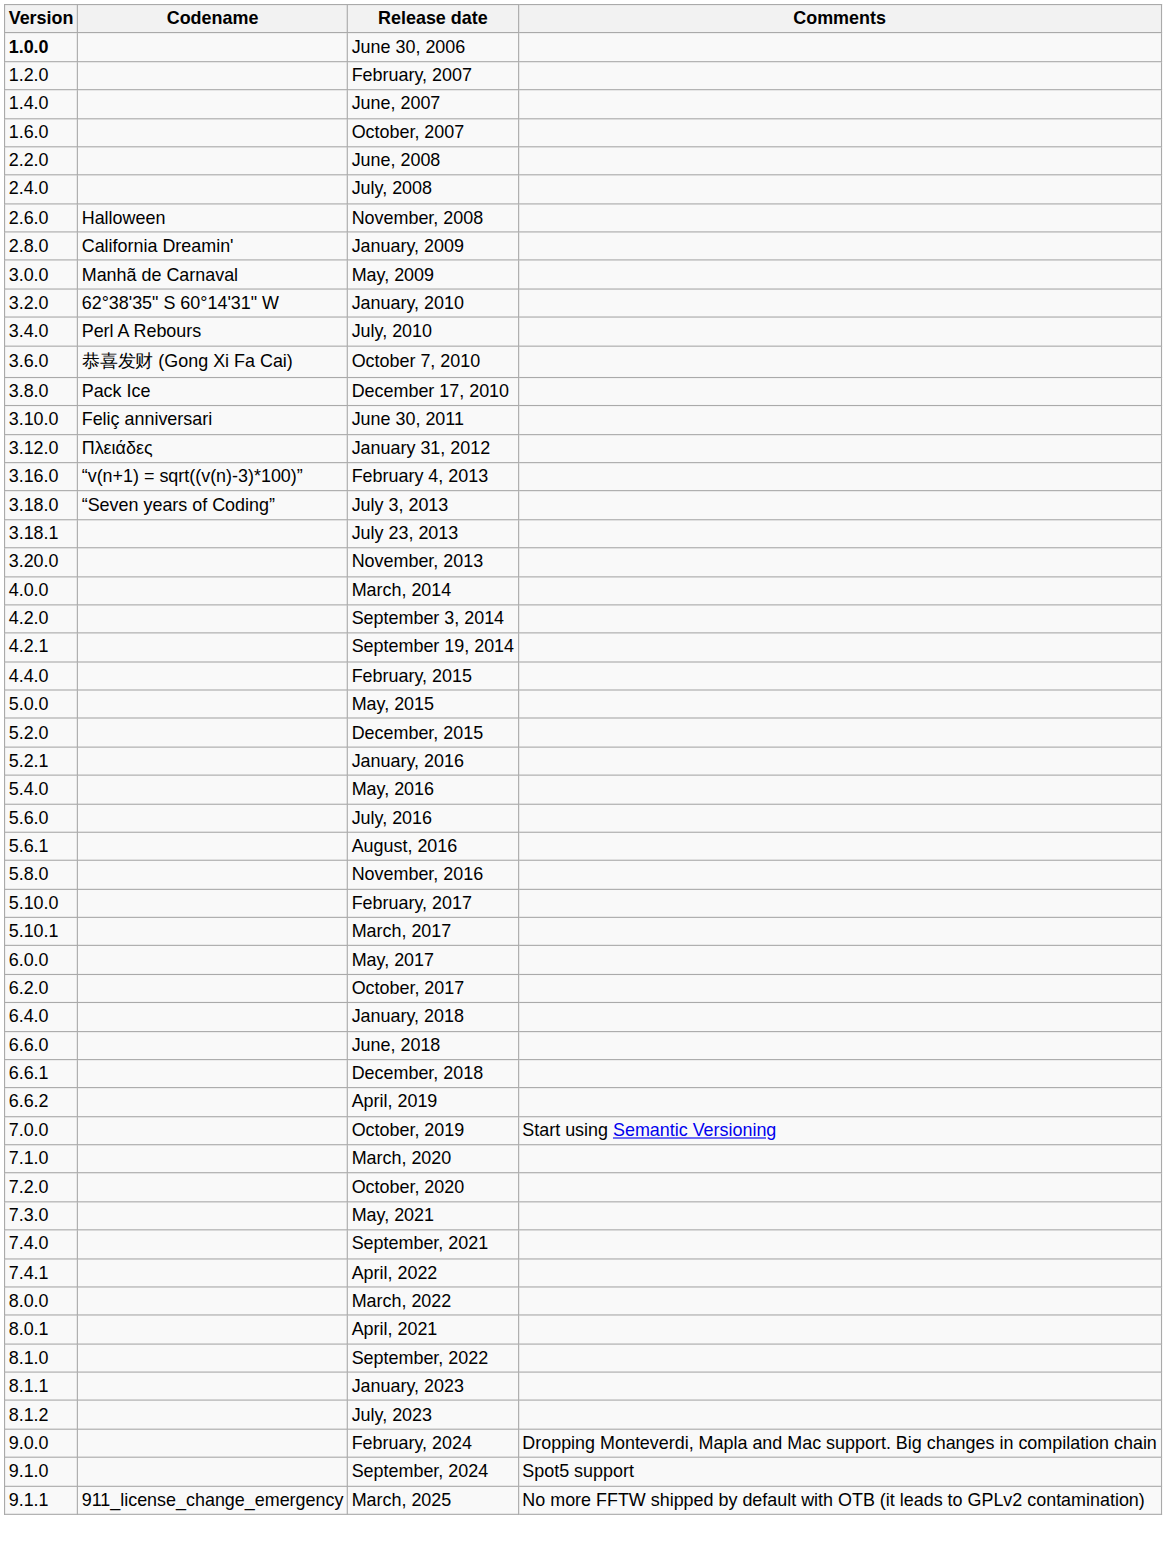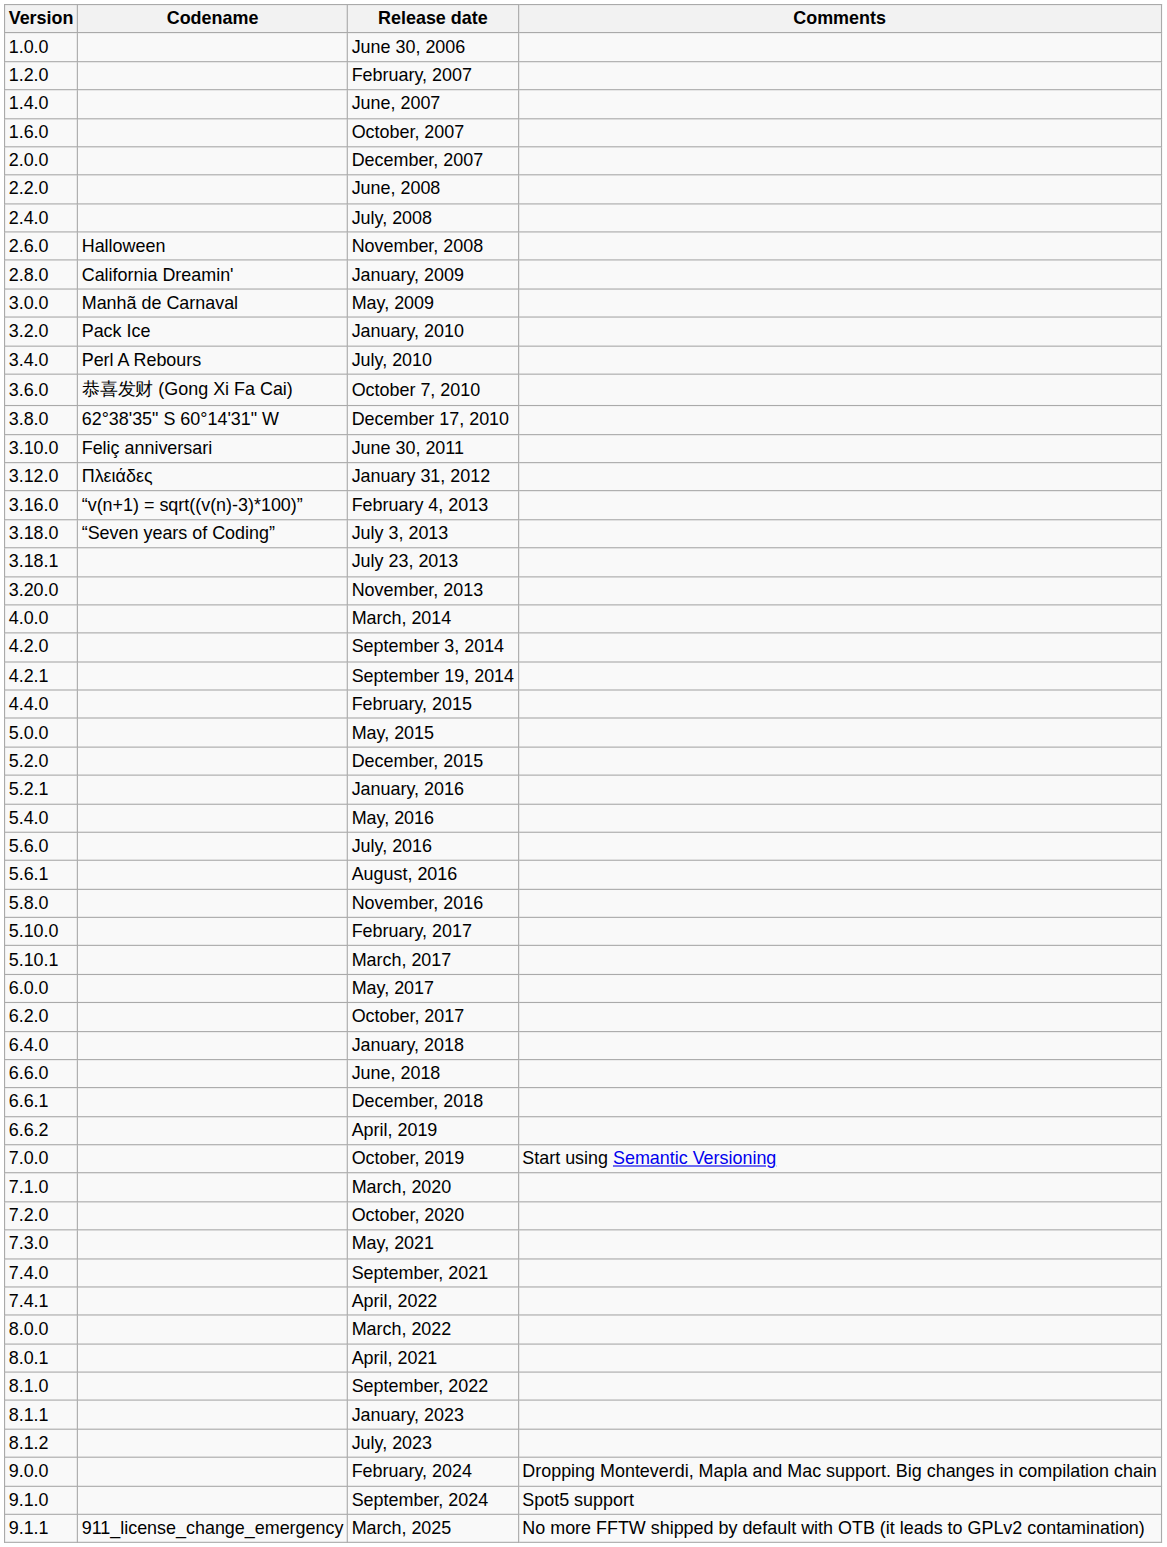(29, 47) bold -> (29, 47) normal
+ row: (417, 160)
(180, 302) 62°38'35" S 60°14'31" W -> (116, 331) Pack Ice
(116, 391) Pack Ice -> (180, 419) 62°38'35" S 60°14'31" W
